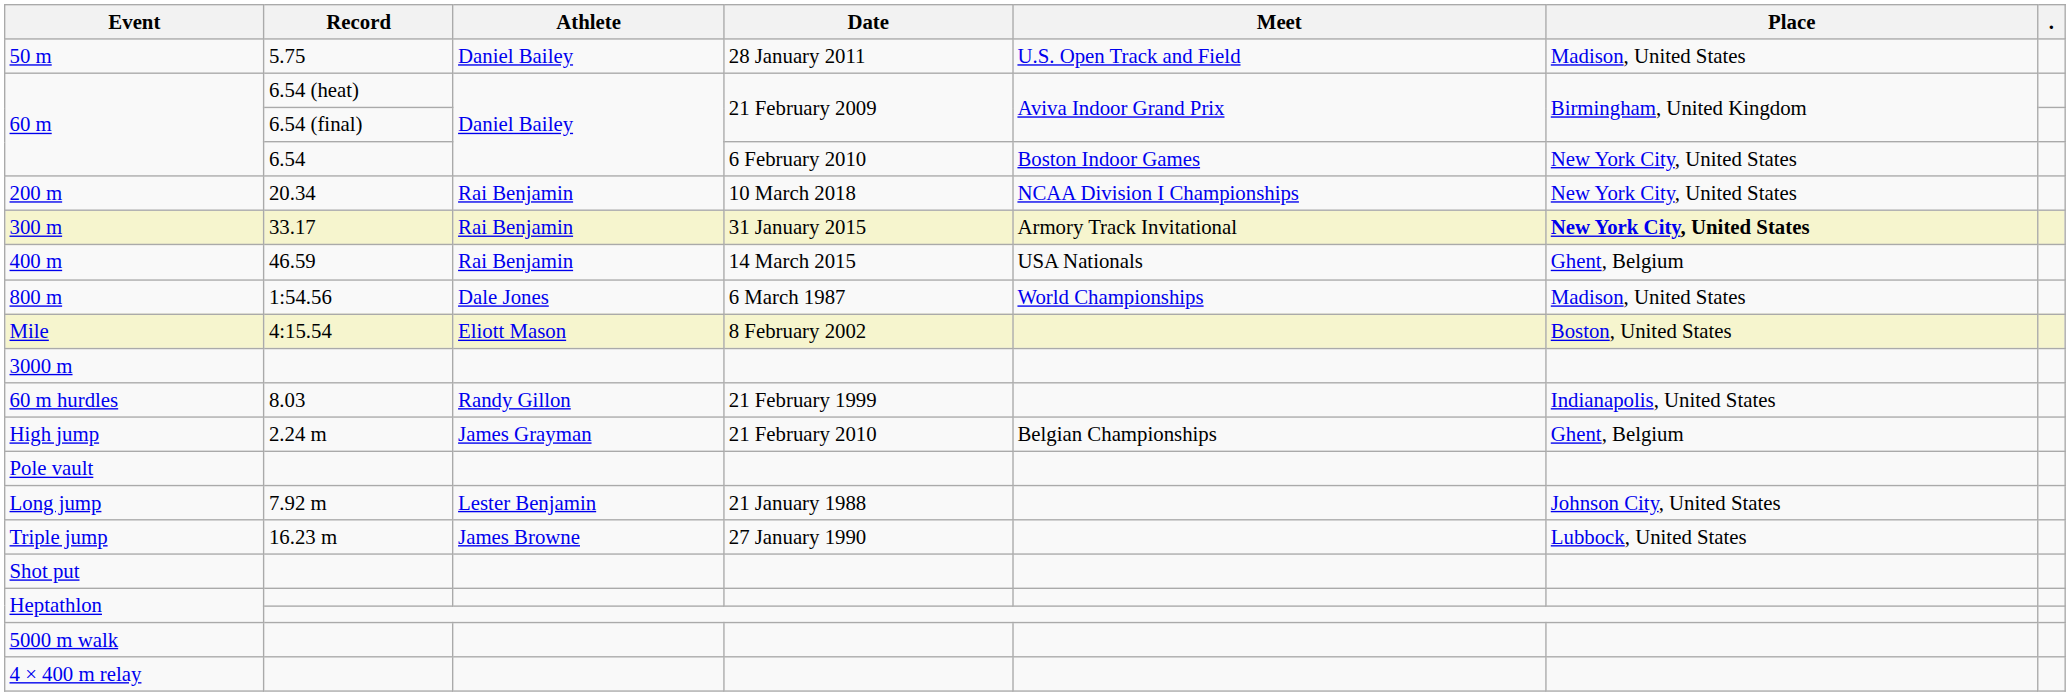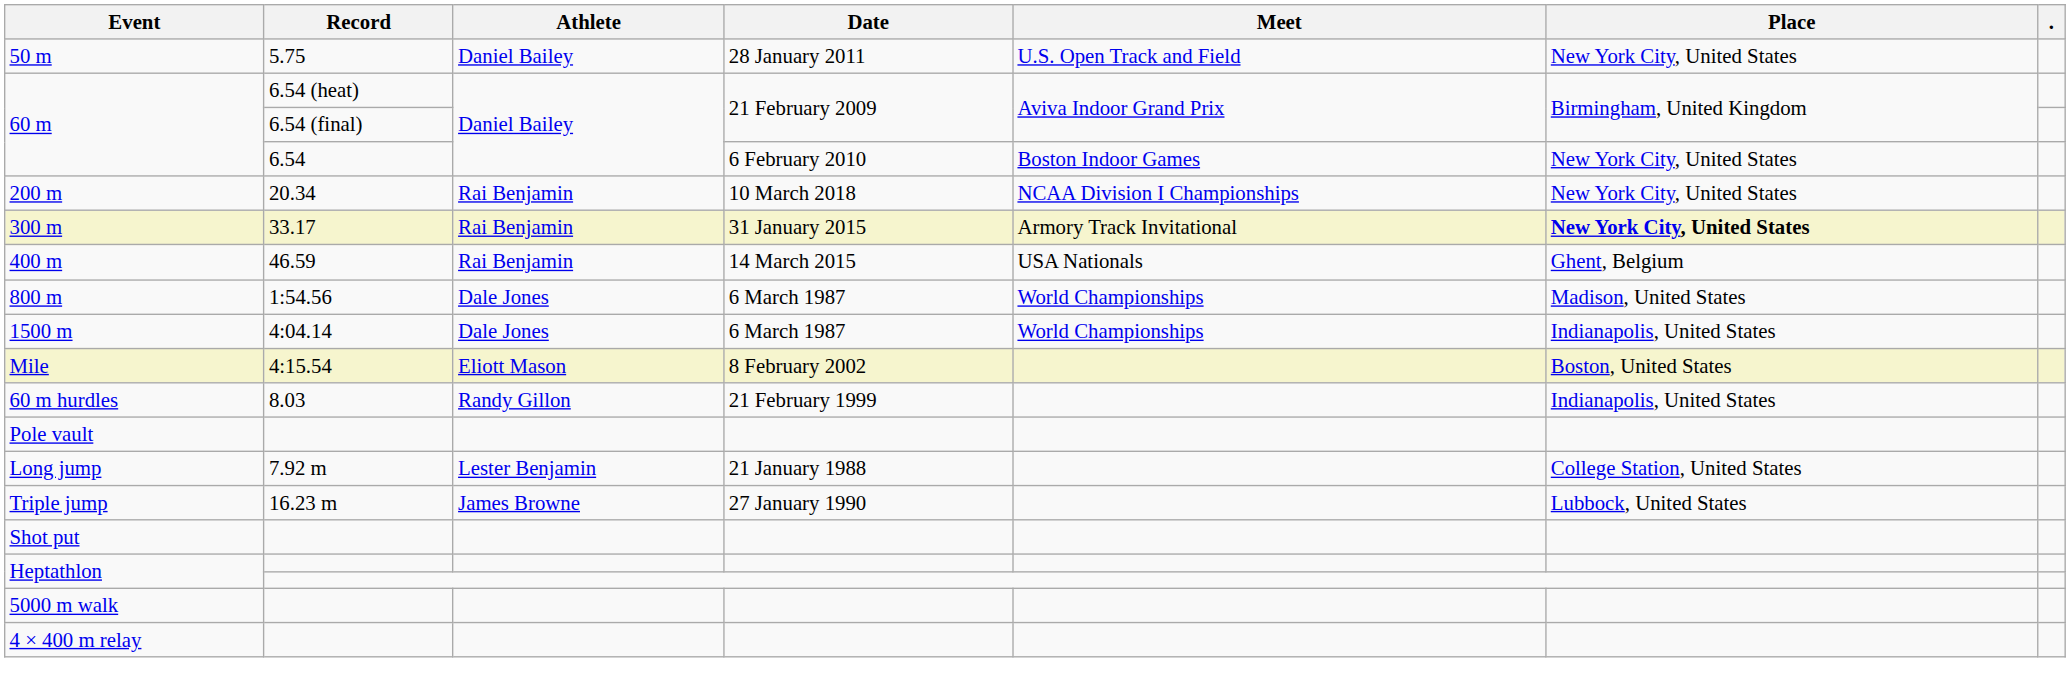(1648, 56) Madison, United States -> (1674, 56) New York City, United States
+ row: (41, 330)
- row: (41, 365)
- row: (54, 433)
(1666, 502) Johnson City, United States -> (1676, 468) College Station, United States
